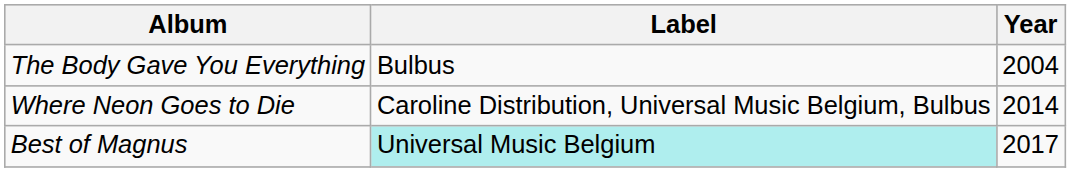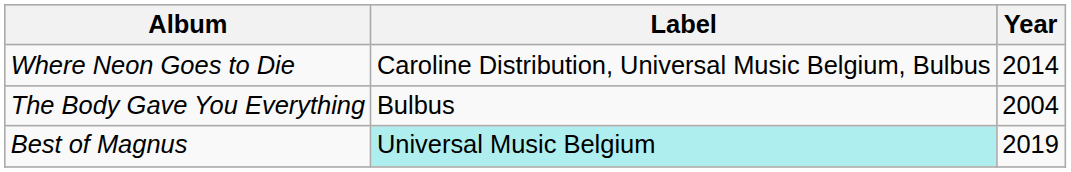rows swapped: (188, 65) <-> (153, 105)
(1031, 145) 2017 -> (1031, 145) 2019
